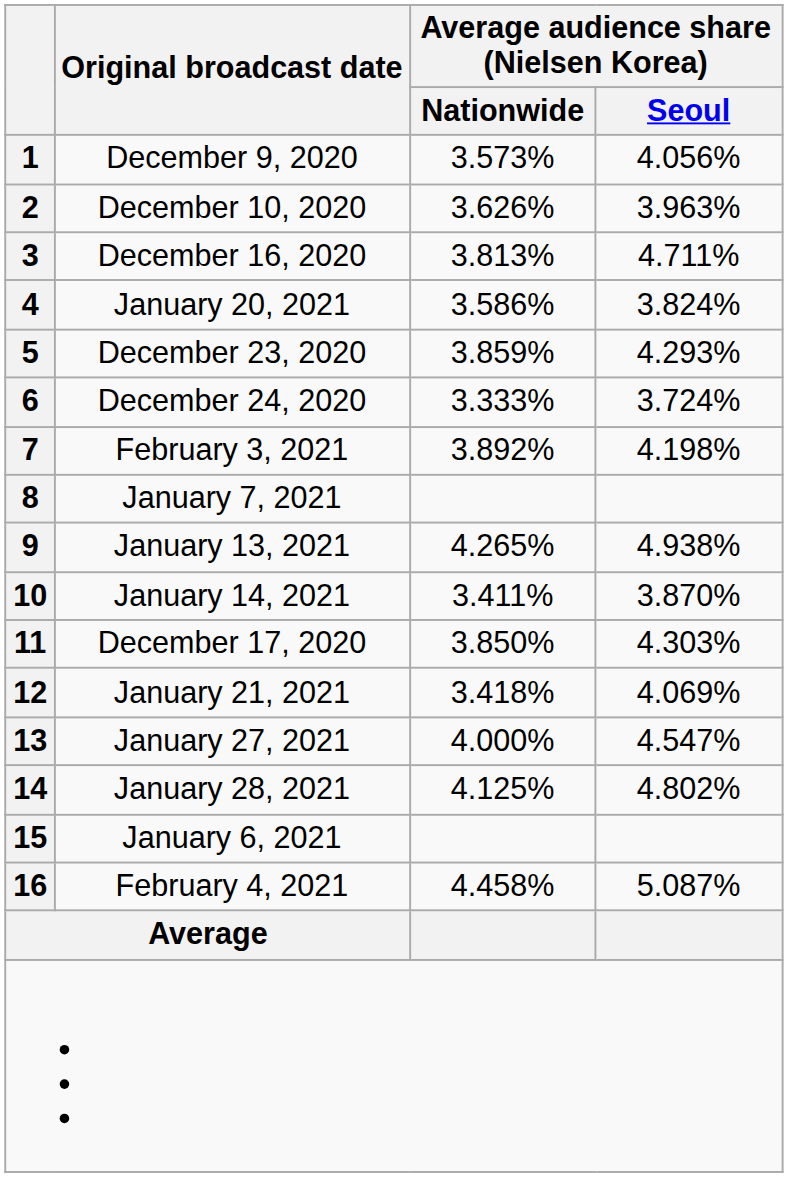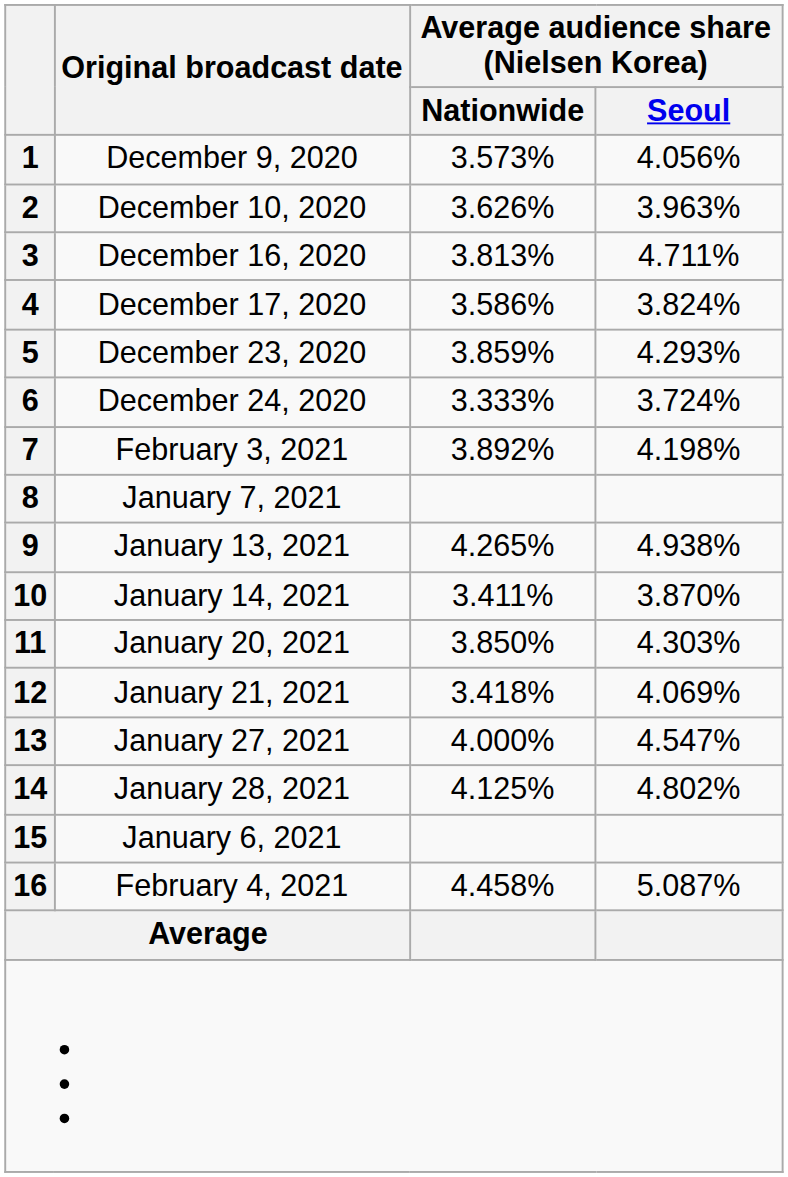(232, 304) January 20, 2021 -> (232, 304) December 17, 2020
(232, 643) December 17, 2020 -> (232, 643) January 20, 2021
